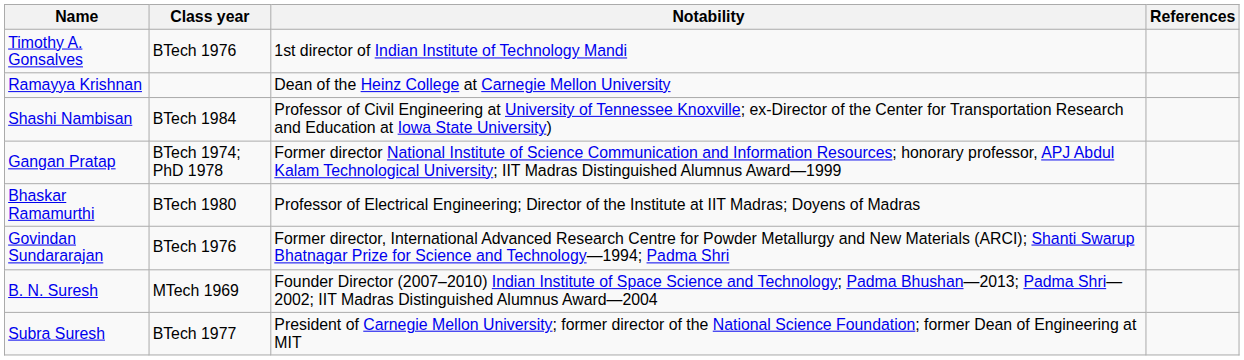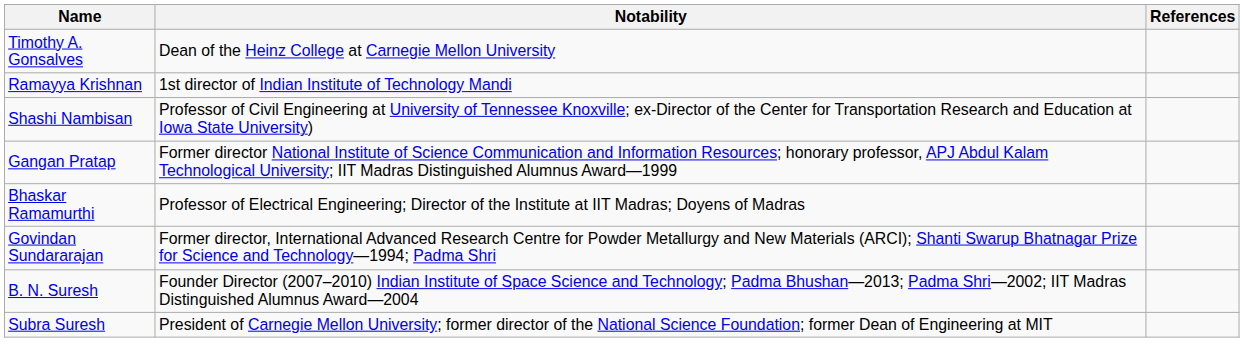- column: (210, 17)
(451, 51) 1st director of Indian Institute of Technology Mandi -> (357, 51) Dean of the Heinz College at Carnegie Mellon University
(472, 85) Dean of the Heinz College at Carnegie Mellon University -> (335, 85) 1st director of Indian Institute of Technology Mandi
